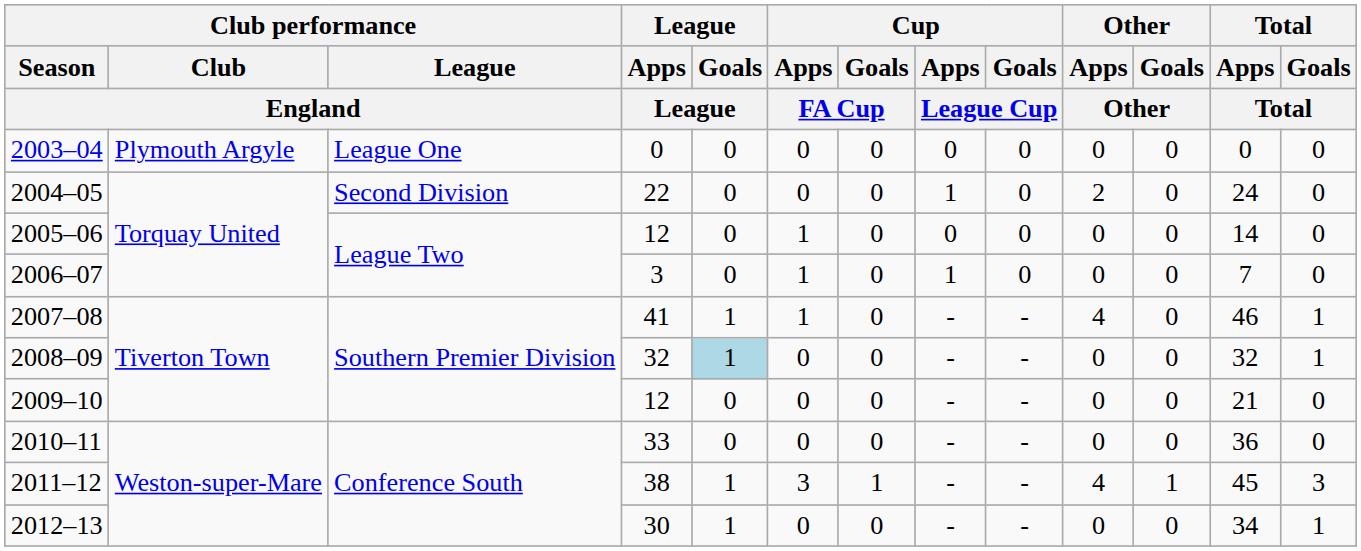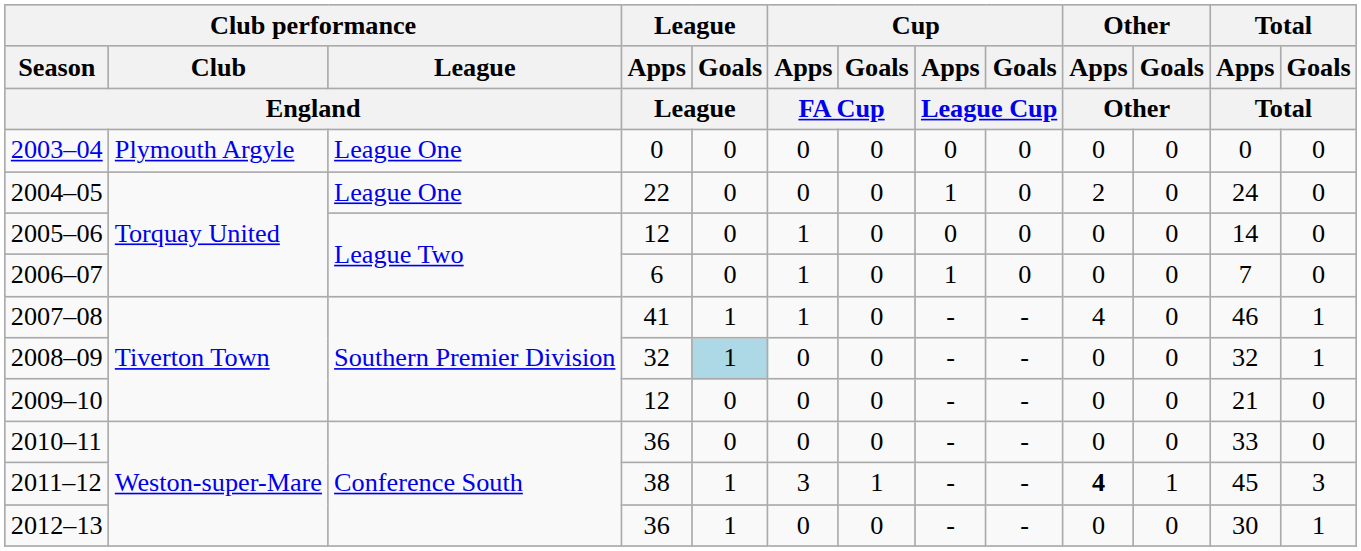(421, 191) Second Division -> (398, 191) League One
(657, 274) 3 -> (657, 274) 6
(657, 441) 33 -> (657, 441) 36
(1245, 441) 36 -> (1245, 441) 33
(1099, 483) normal -> (1099, 483) bold
(657, 524) 30 -> (657, 524) 36
(1245, 524) 34 -> (1245, 524) 30
